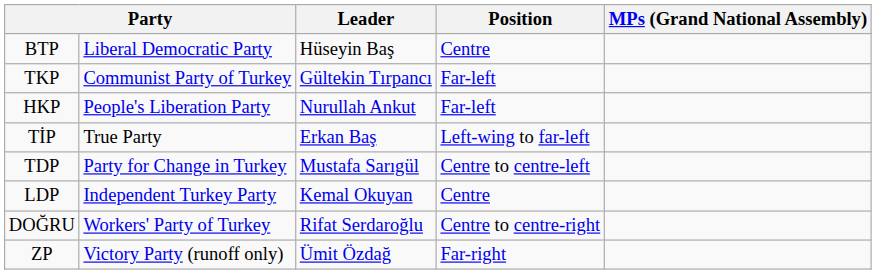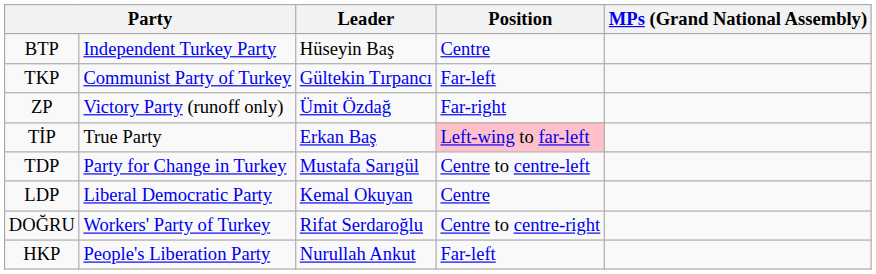(178, 48) Liberal Democratic Party -> (180, 48) Independent Turkey Party
rows swapped: (42, 107) <-> (42, 254)
(515, 136) no background -> (515, 136) pink background
(180, 195) Independent Turkey Party -> (178, 195) Liberal Democratic Party
